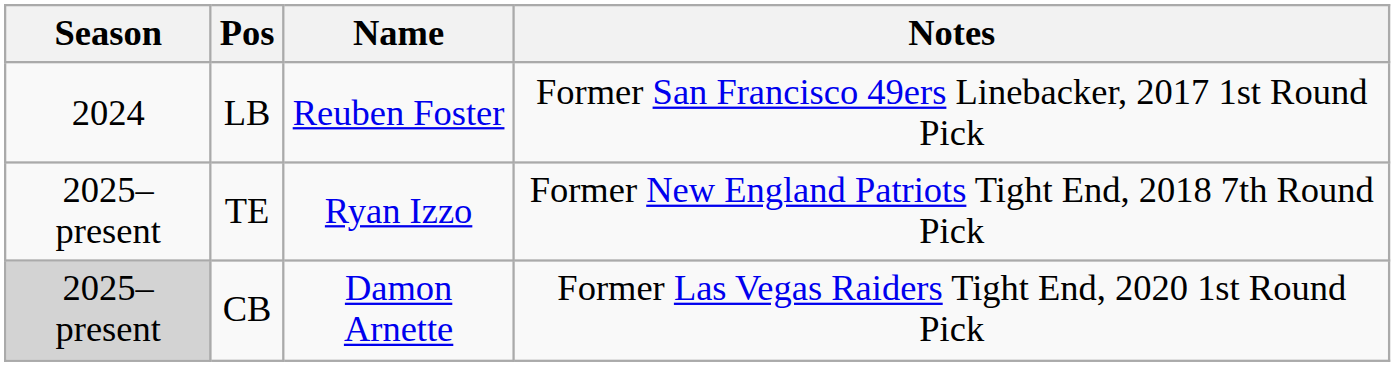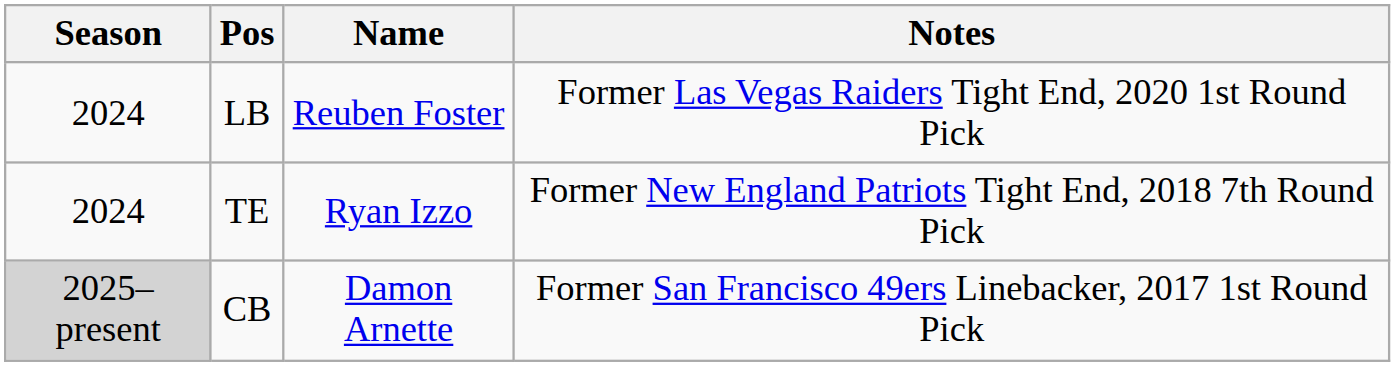(952, 111) Former San Francisco 49ers Linebacker, 2017 1st Round Pick -> (952, 111) Former Las Vegas Raiders Tight End, 2020 1st Round Pick
(108, 210) 2025–present -> (108, 210) 2024
(952, 309) Former Las Vegas Raiders Tight End, 2020 1st Round Pick -> (952, 309) Former San Francisco 49ers Linebacker, 2017 1st Round Pick
